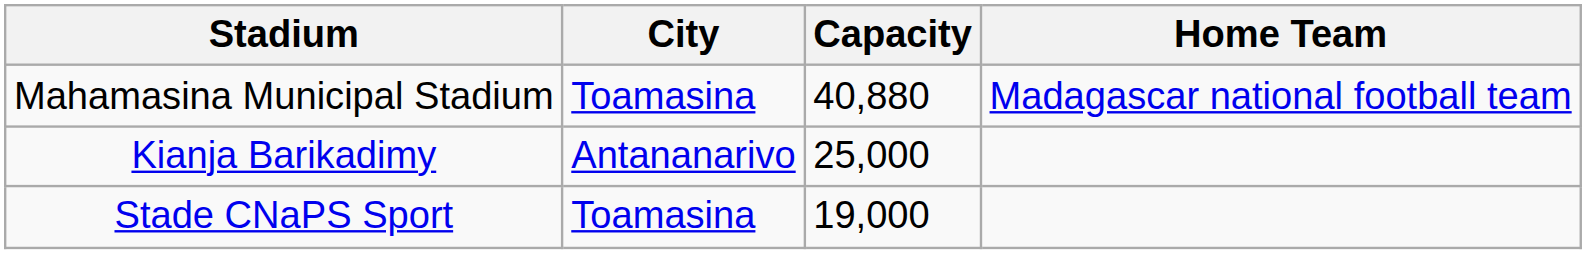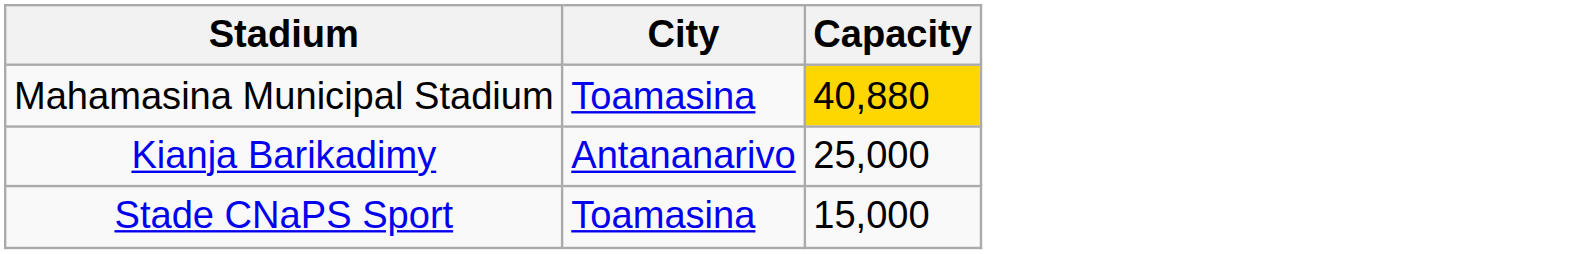- column: (1281, 34)
(871, 95) no background -> (871, 95) gold background
(871, 215) 19,000 -> (871, 215) 15,000
